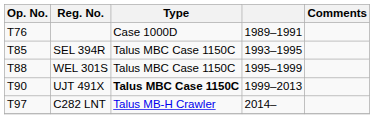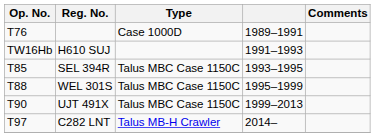+ row: (30, 50)
(176, 86) bold -> (179, 104) normal
